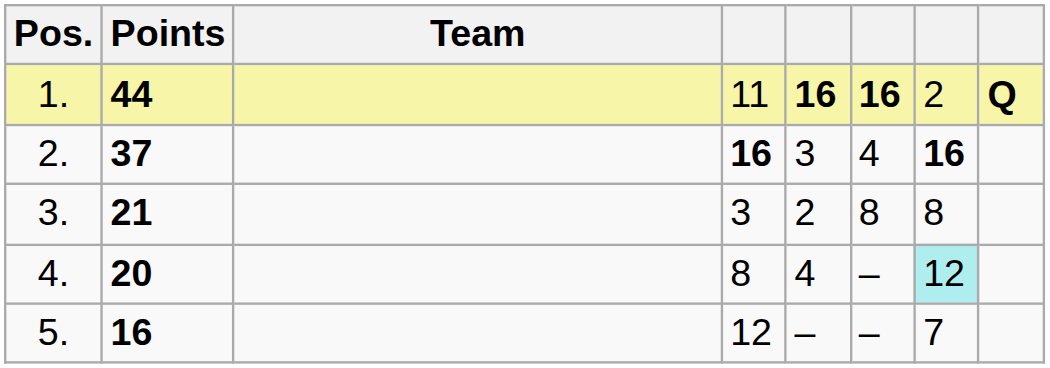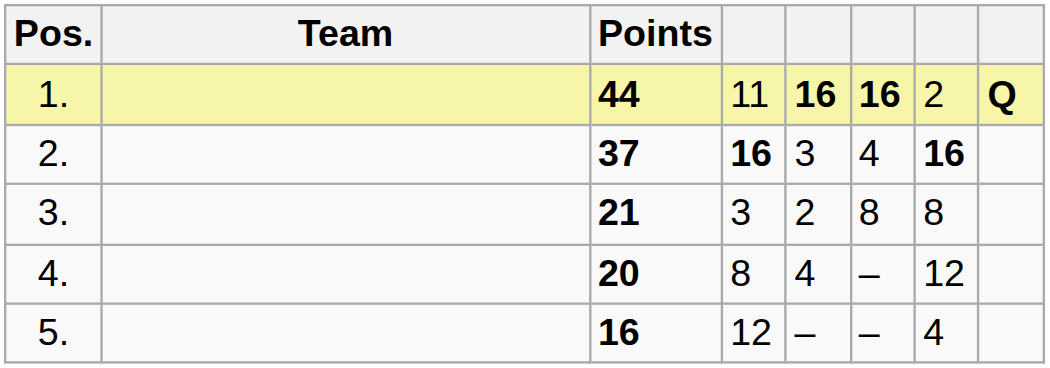columns swapped: (478, 34) <-> (168, 34)
(944, 272) paleturquoise background -> (944, 272) no background
(934, 332) 7 -> (934, 332) 4
